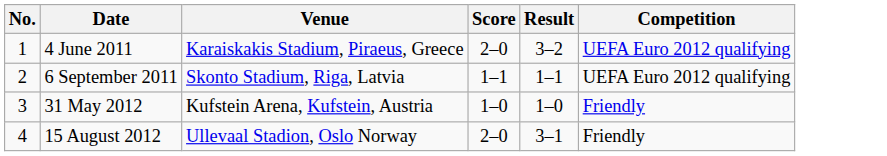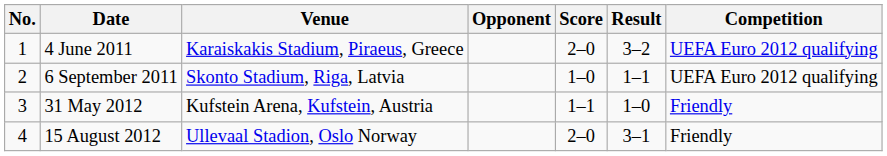+ column: (511, 19)
(494, 77) 1–1 -> (581, 77) 1–0
(494, 106) 1–0 -> (581, 106) 1–1
